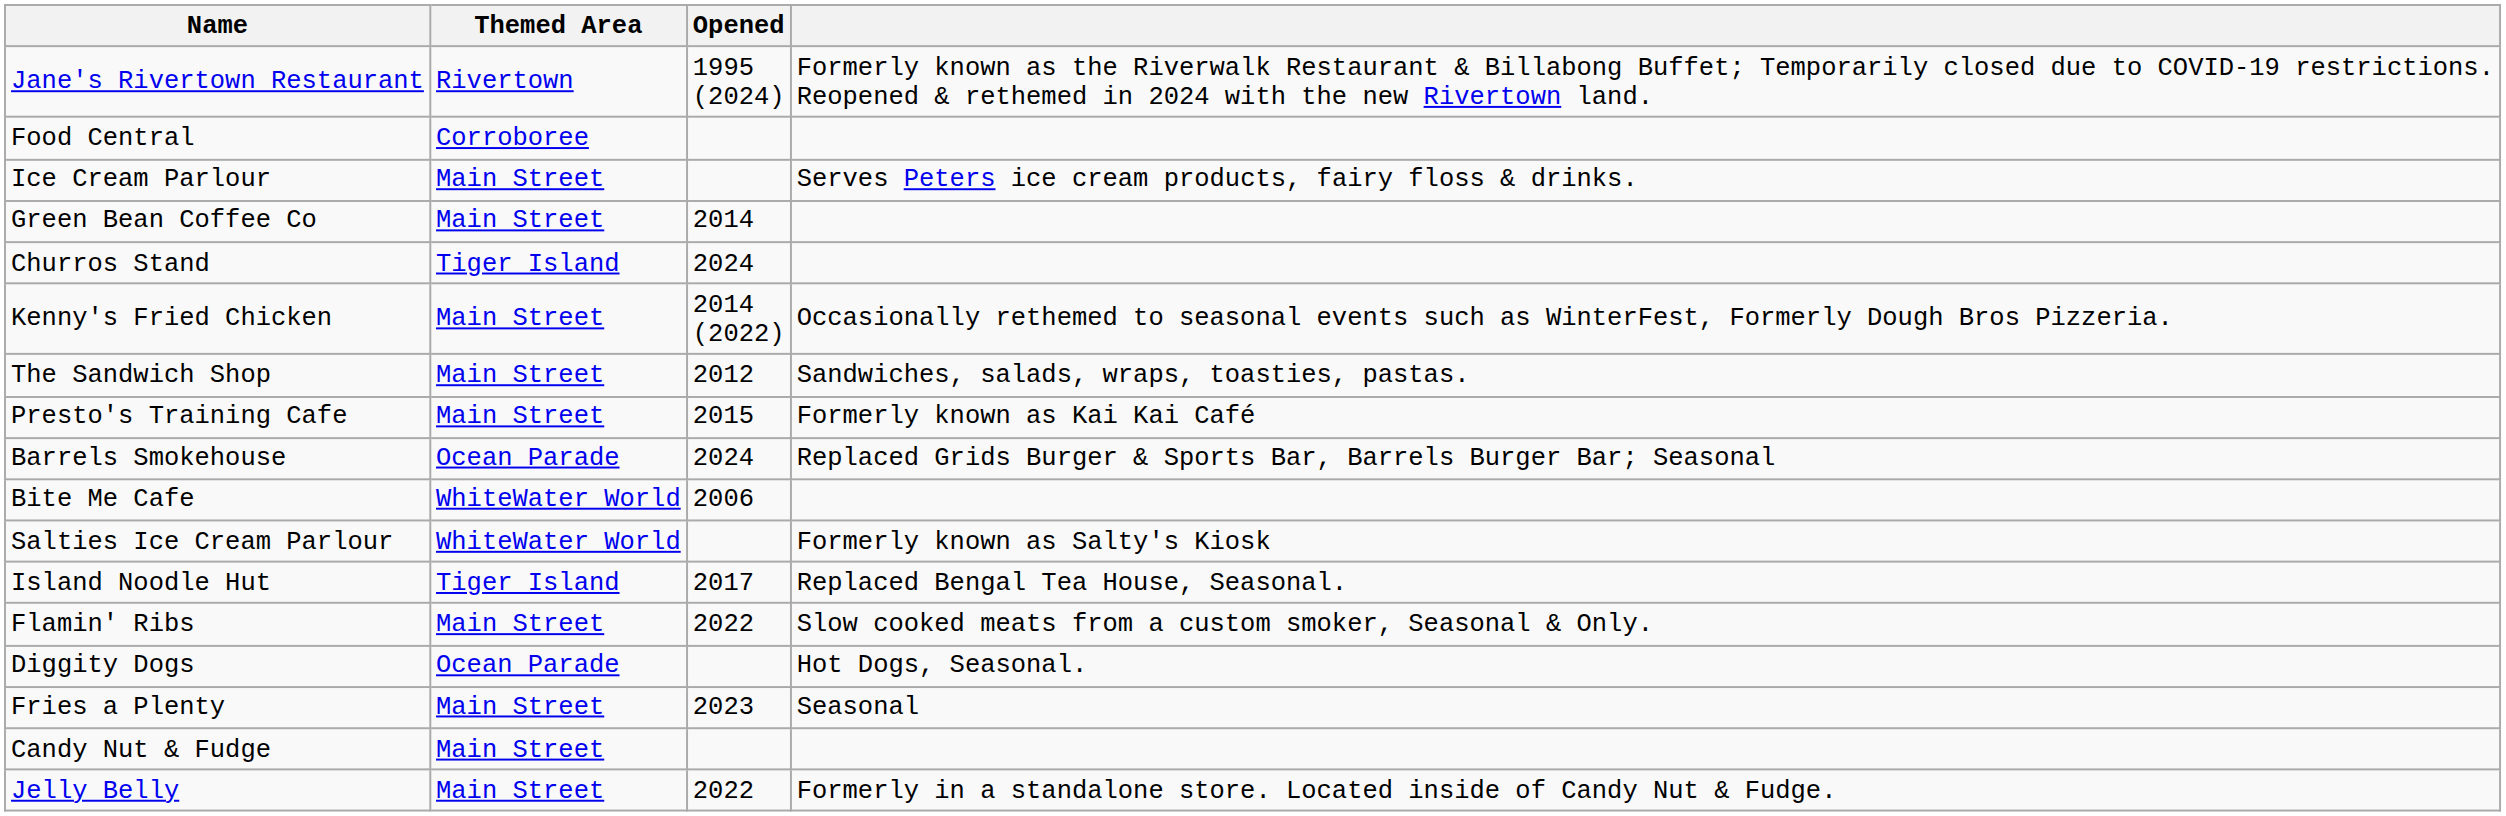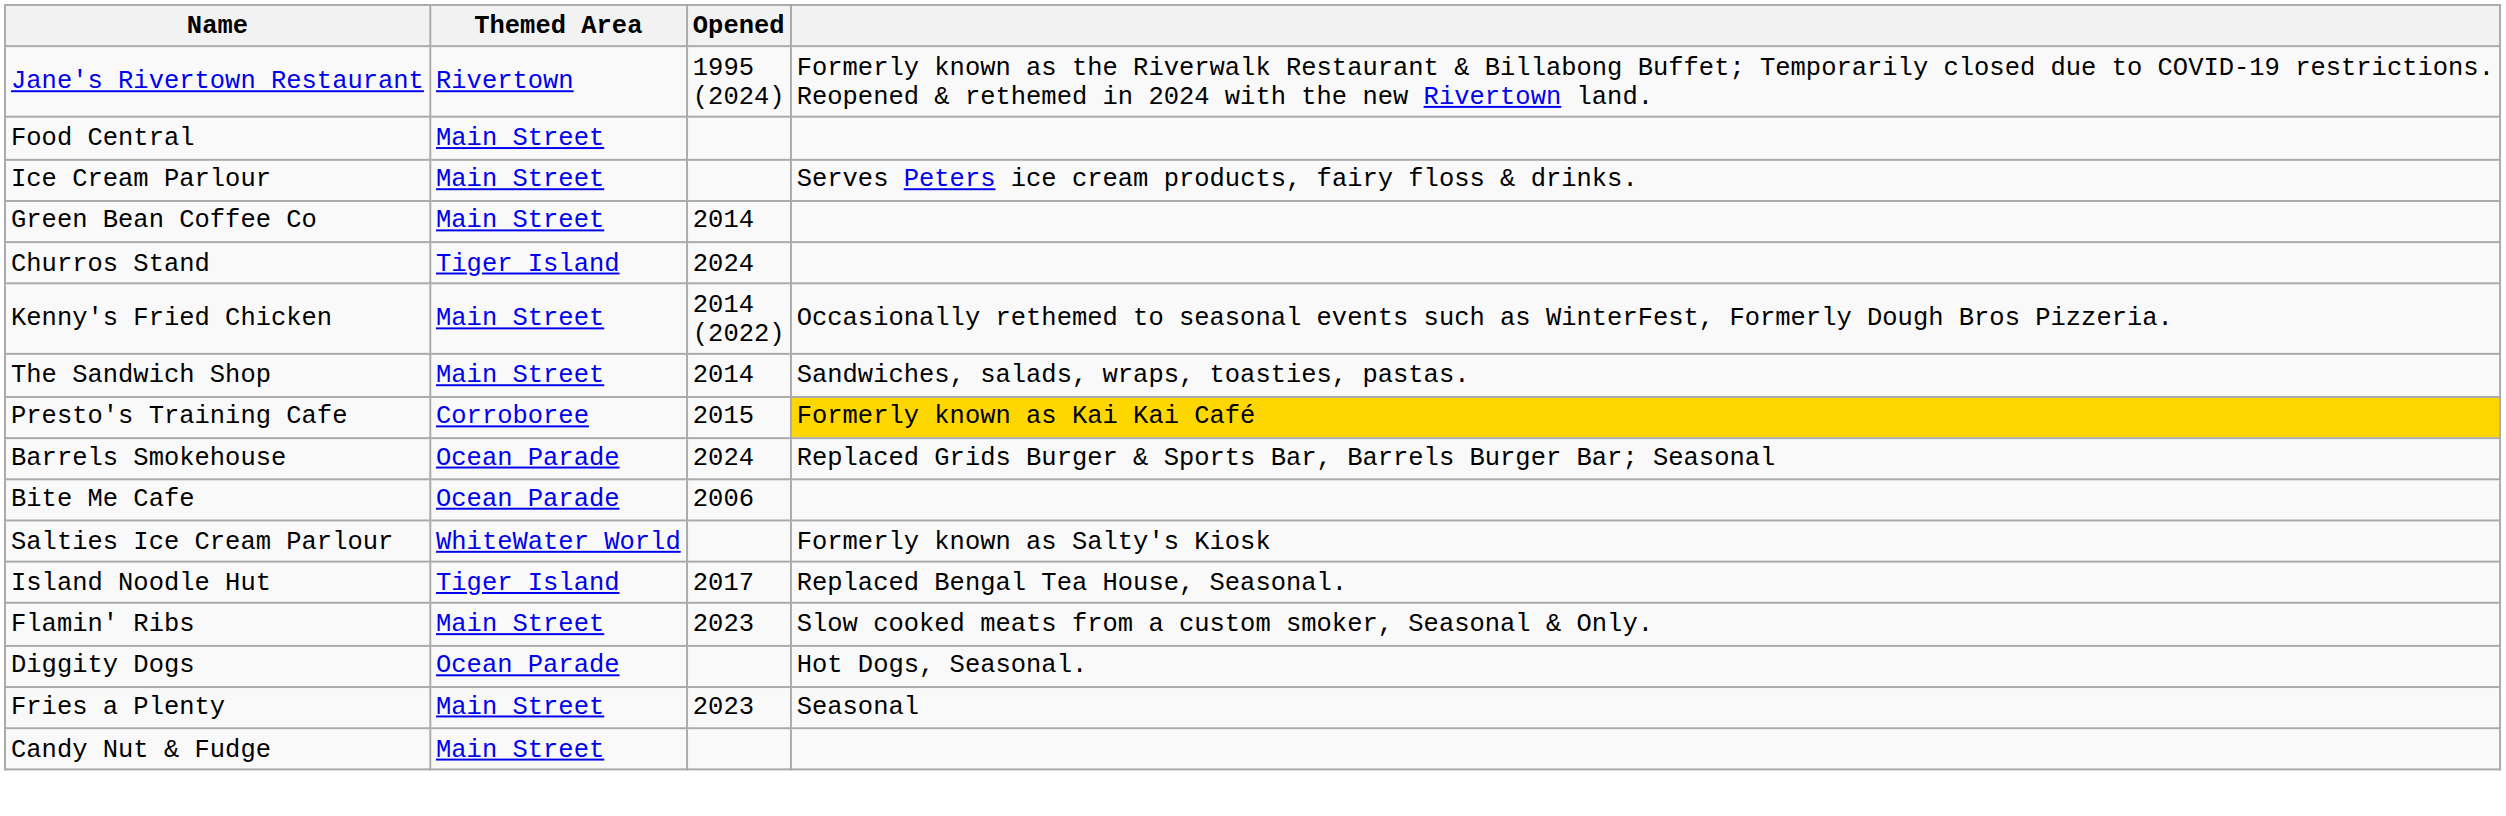(512, 138) Corroboree -> (520, 138) Main Street
(723, 375) 2012 -> (723, 375) 2014
(520, 417) Main Street -> (512, 417) Corroboree
(1026, 417) no background -> (1026, 417) gold background
(558, 500) WhiteWater World -> (528, 500) Ocean Parade
(723, 624) 2022 -> (723, 624) 2023
- row: (95, 791)
